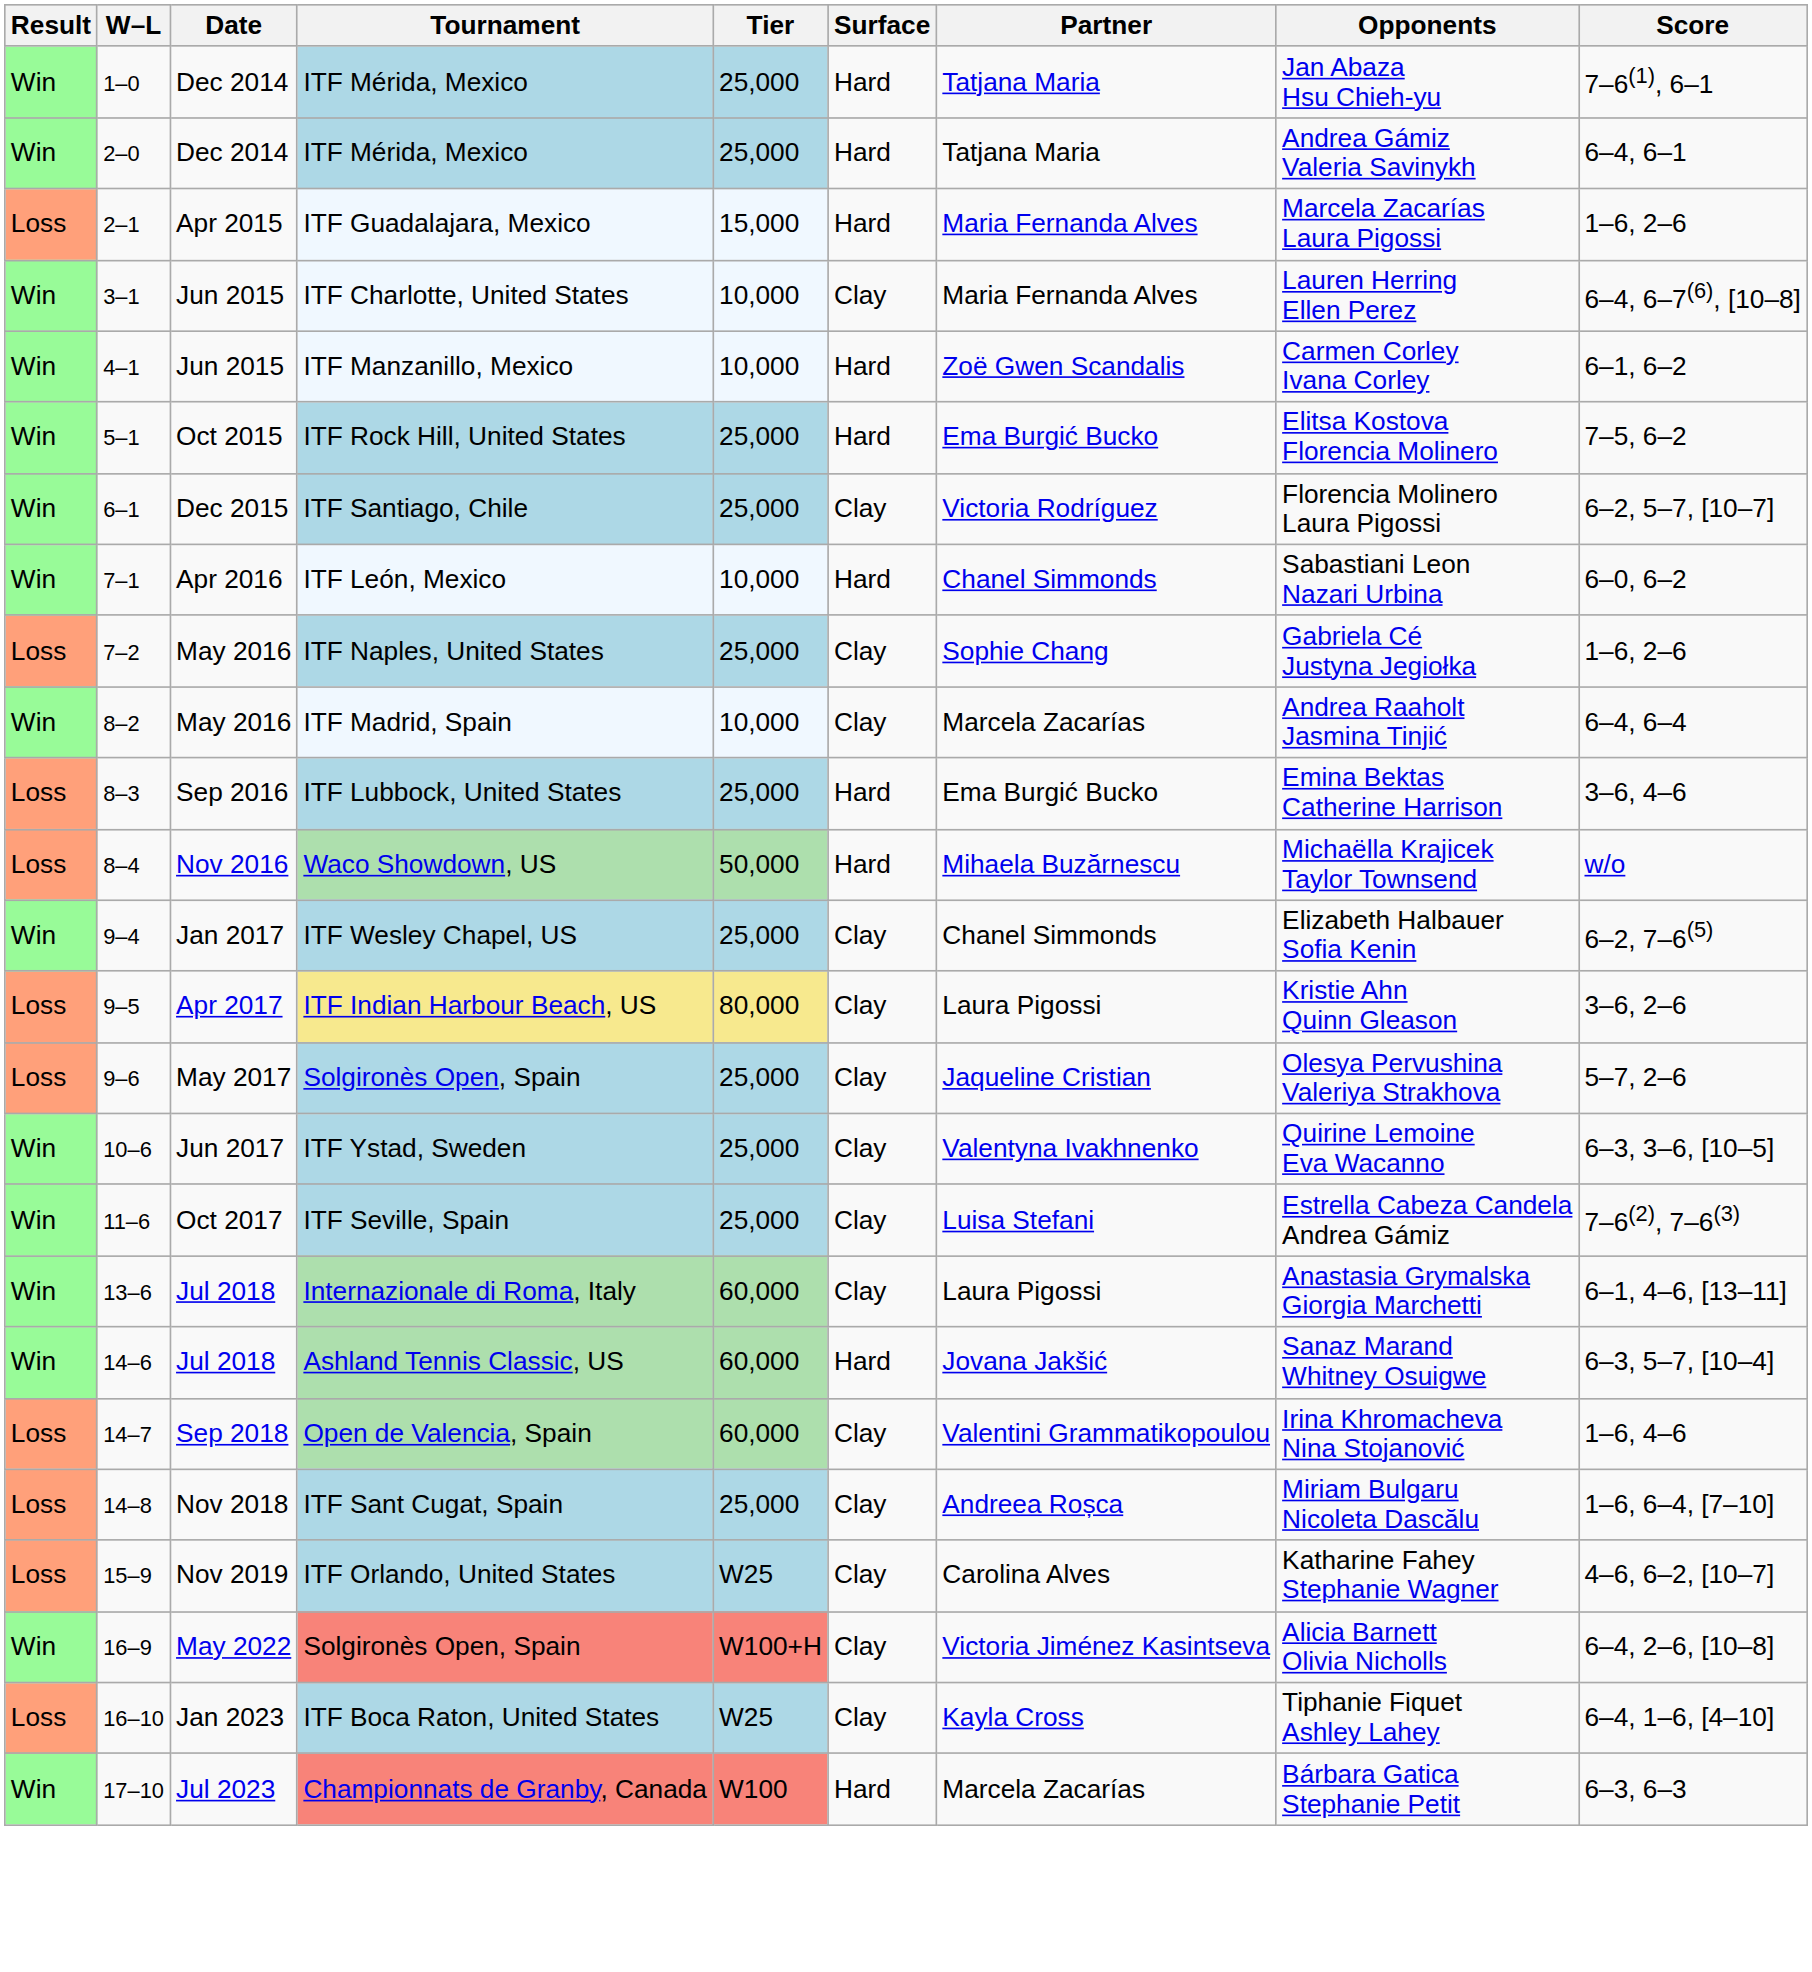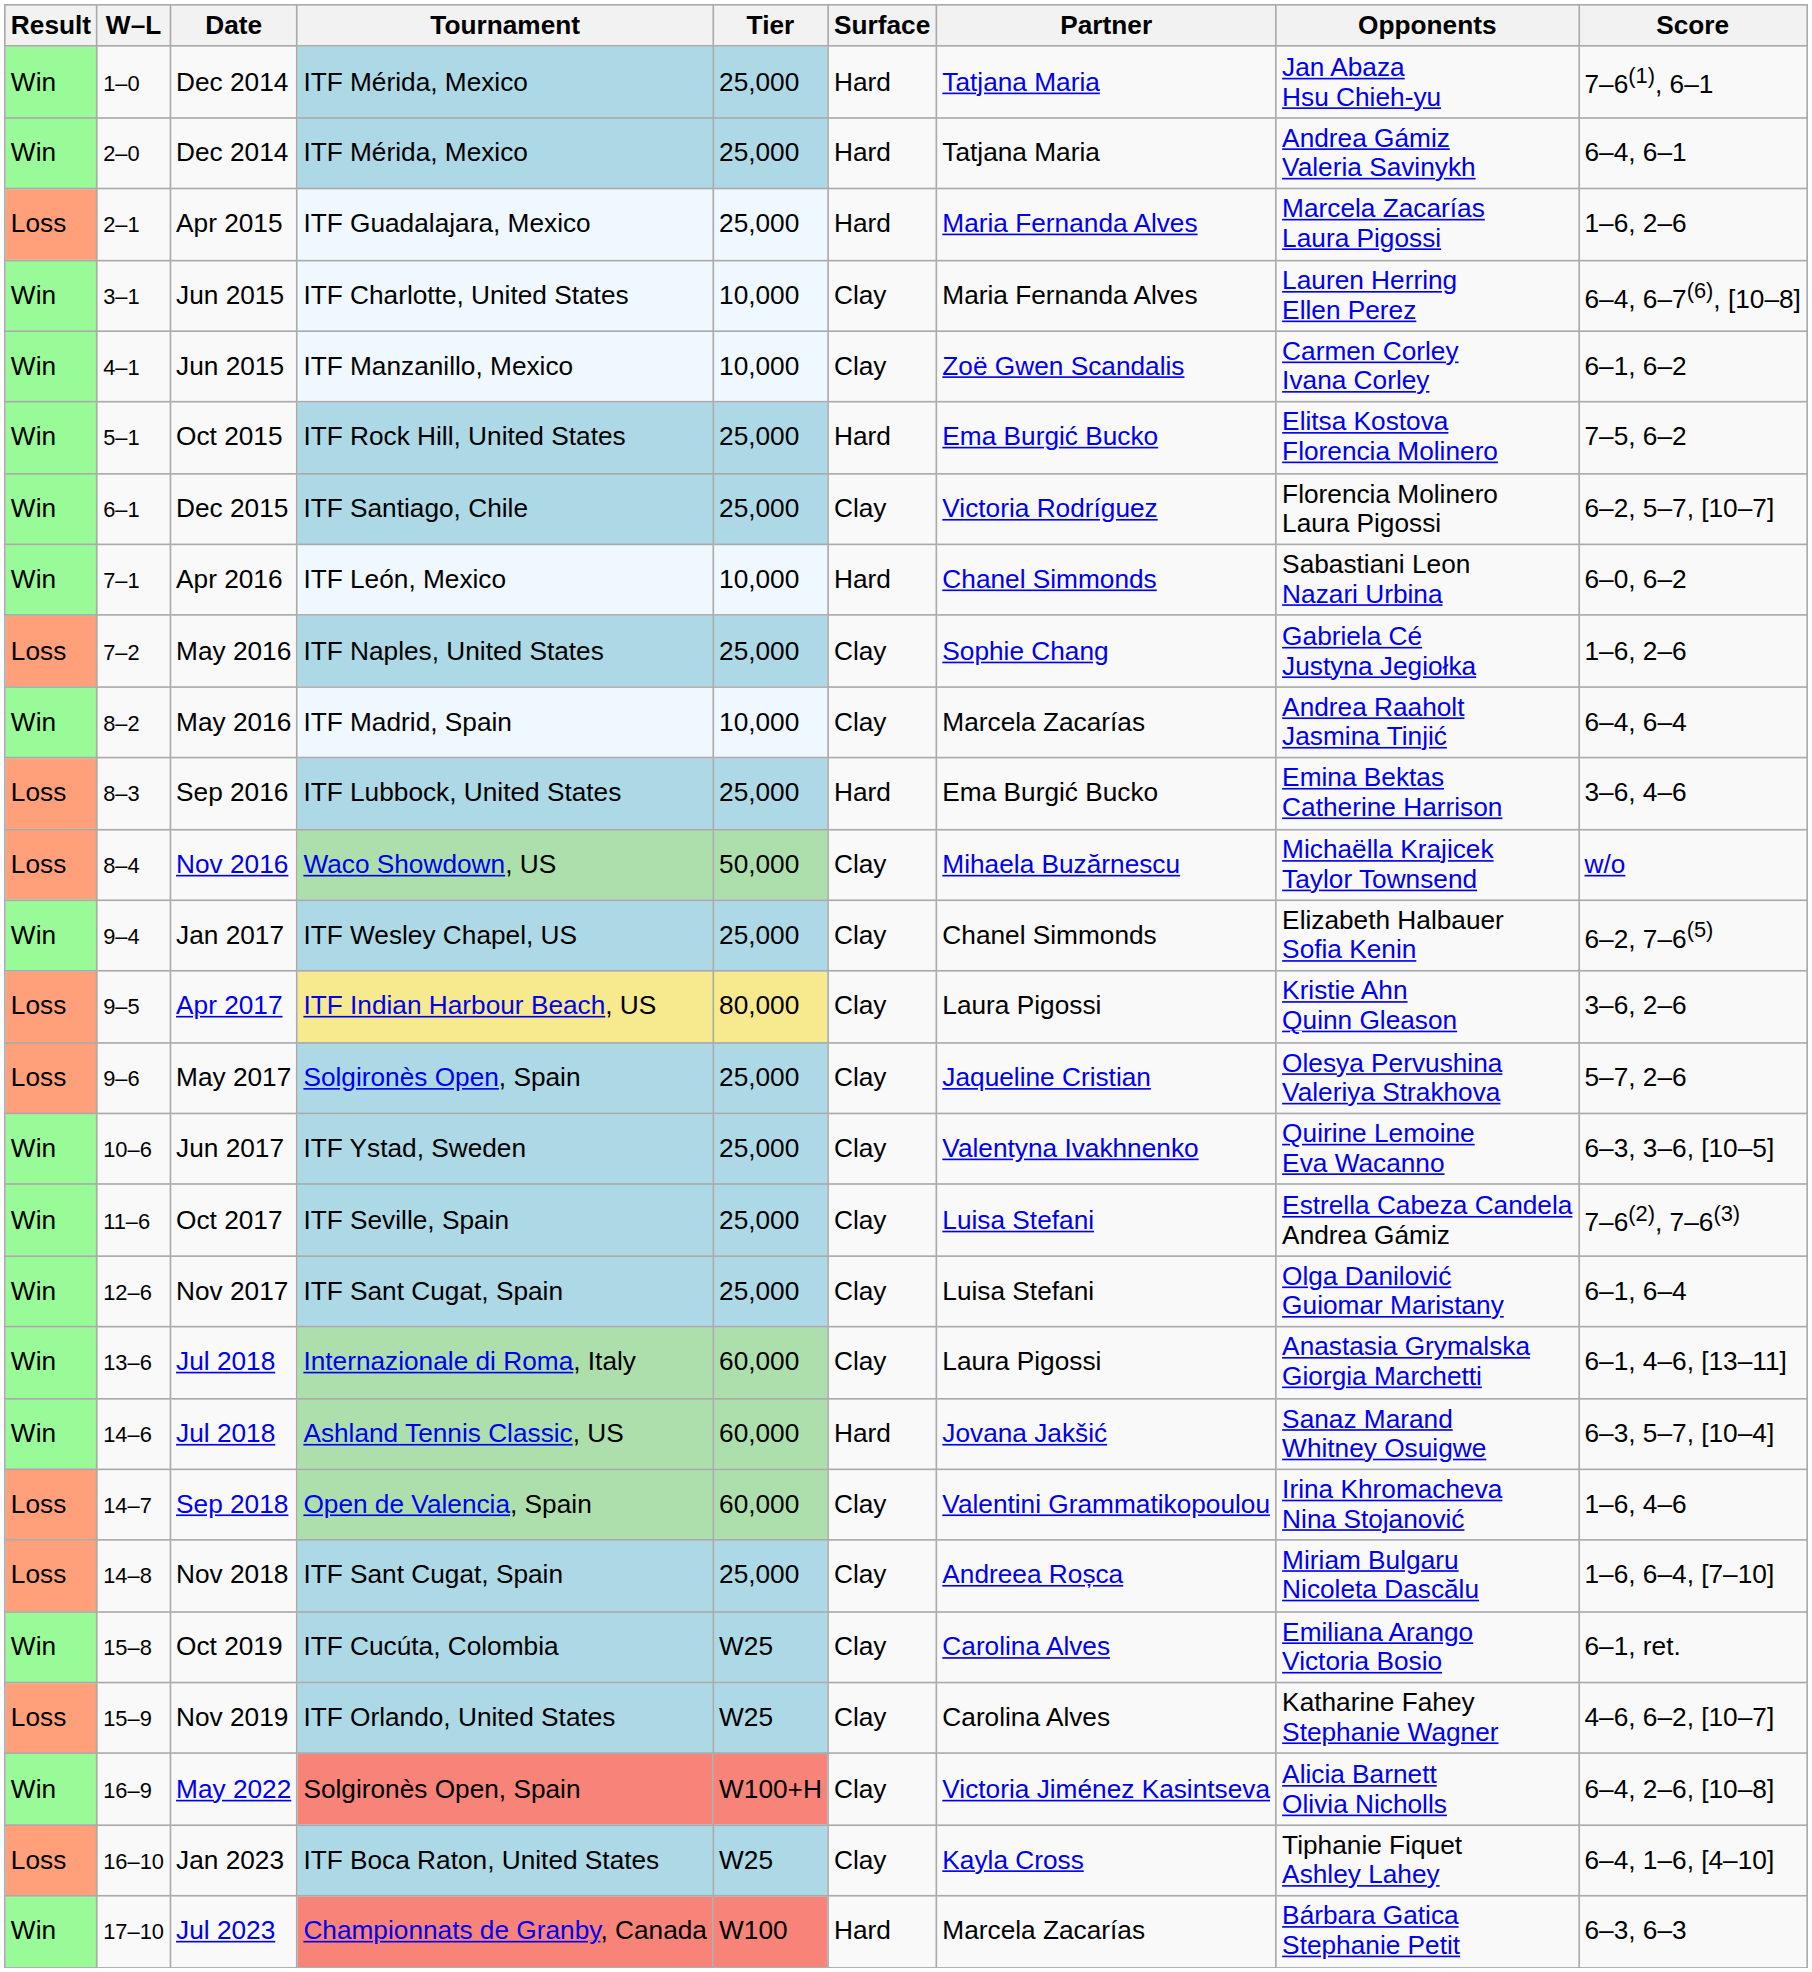(759, 223) 15,000 -> (759, 223) 25,000
(862, 366) Hard -> (860, 366) Clay
(862, 864) Hard -> (860, 864) Clay
+ row: (127, 1292)
+ row: (127, 1648)
